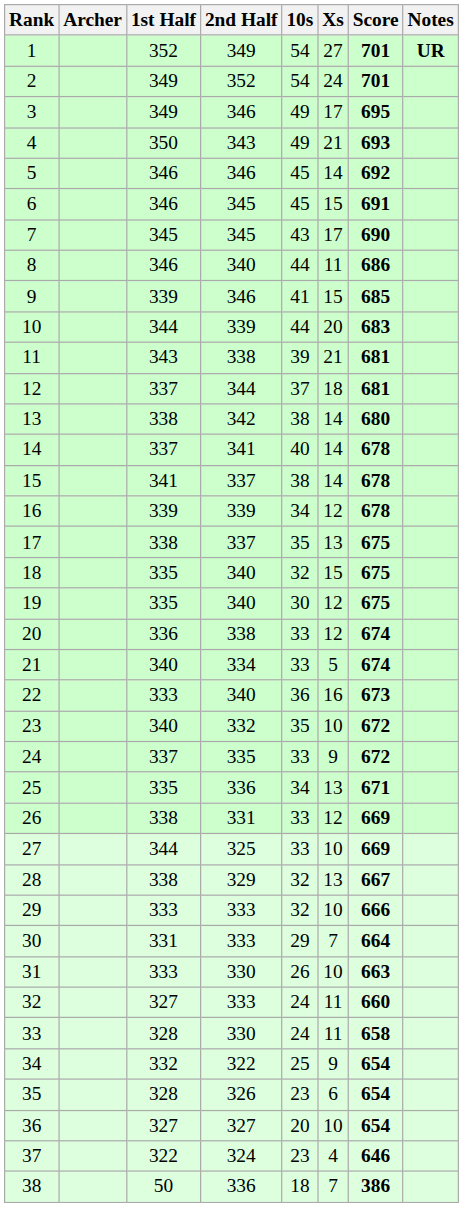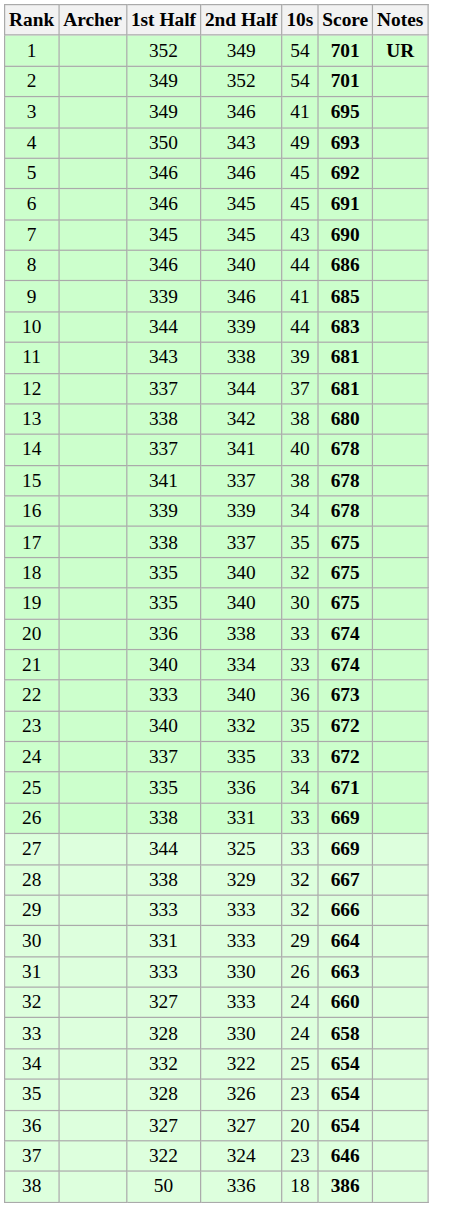- column: (333, 19)
(300, 111) 49 -> (300, 111) 41
